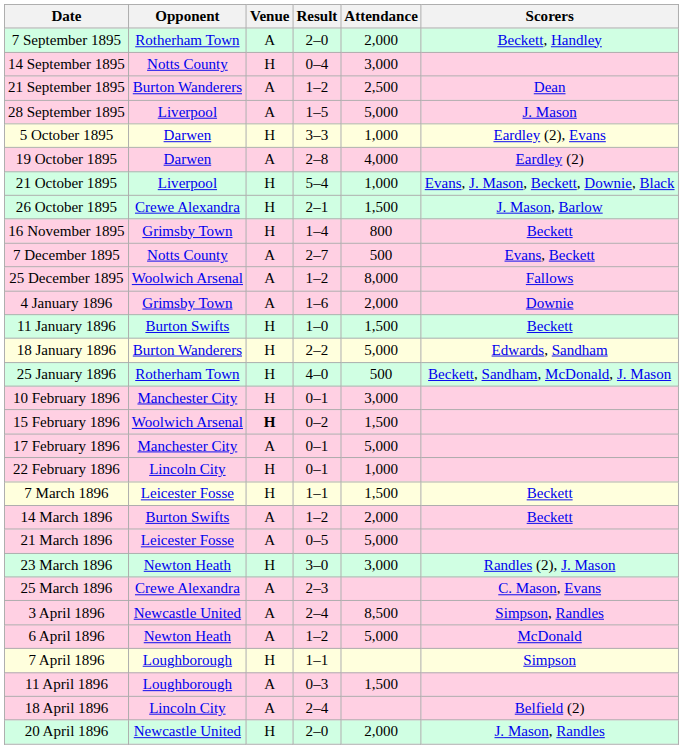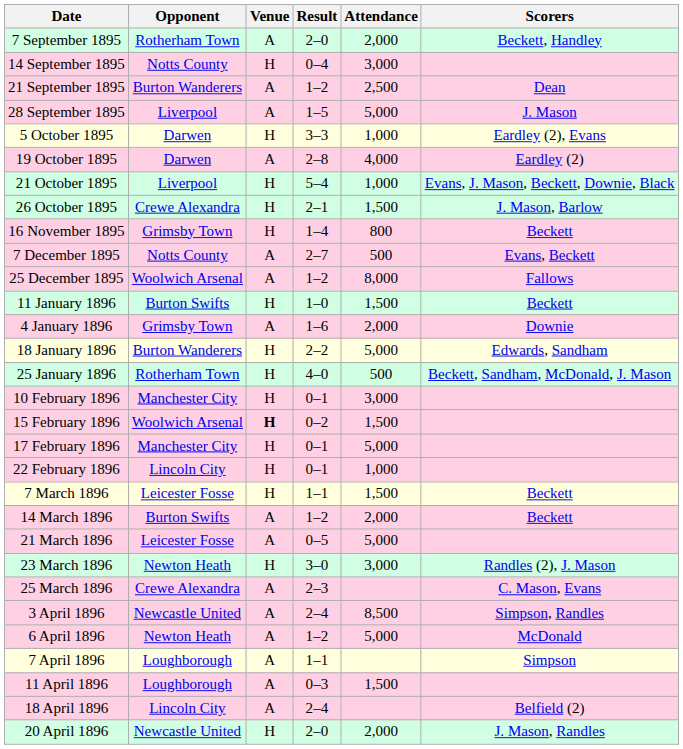rows swapped: (66, 302) <-> (66, 326)
(270, 445) A -> (270, 445) H
(270, 660) H -> (270, 660) A
